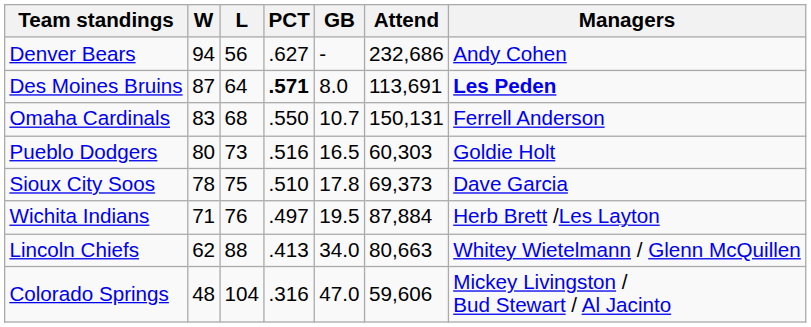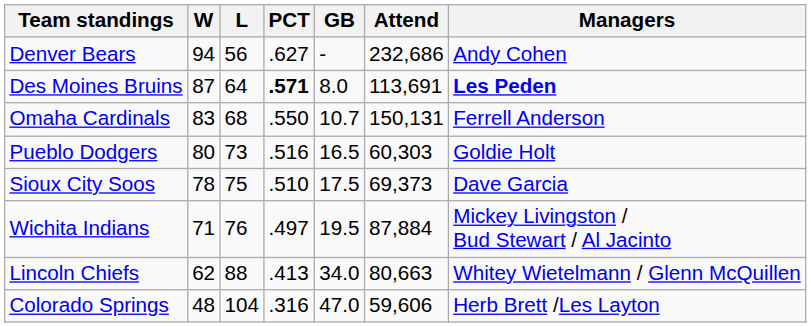(339, 184) 17.8 -> (339, 184) 17.5
(556, 217) Herb Brett /Les Layton -> (562, 228) Mickey Livingston / Bud Stewart / Al Jacinto
(562, 294) Mickey Livingston / Bud Stewart / Al Jacinto -> (556, 305) Herb Brett /Les Layton
